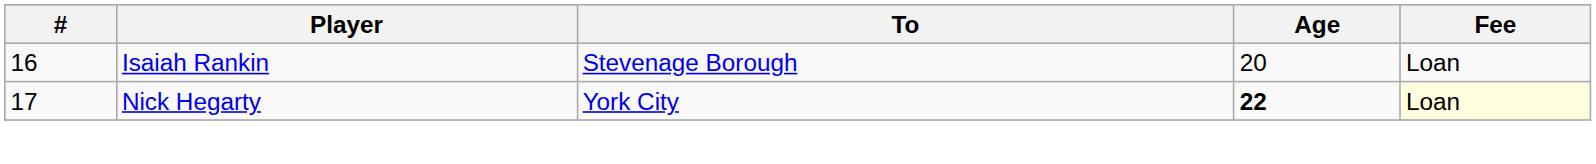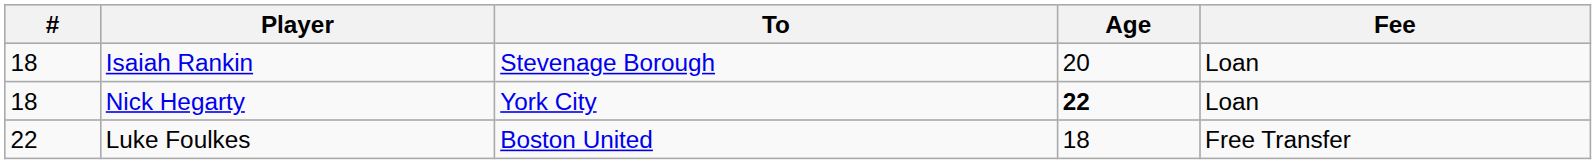(24, 63) 16 -> (24, 63) 18
(24, 101) 17 -> (24, 101) 18
(1433, 101) lightyellow background -> (1232, 101) no background
+ row: (178, 140)
